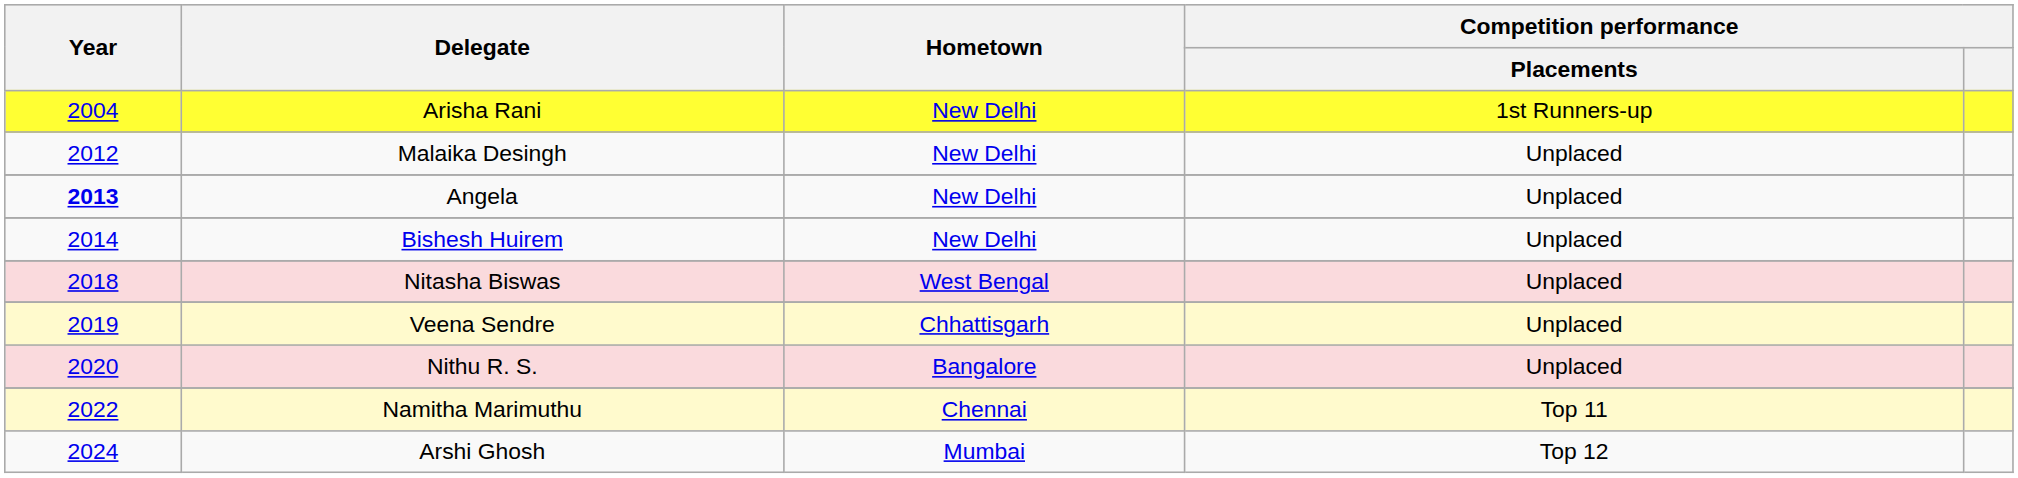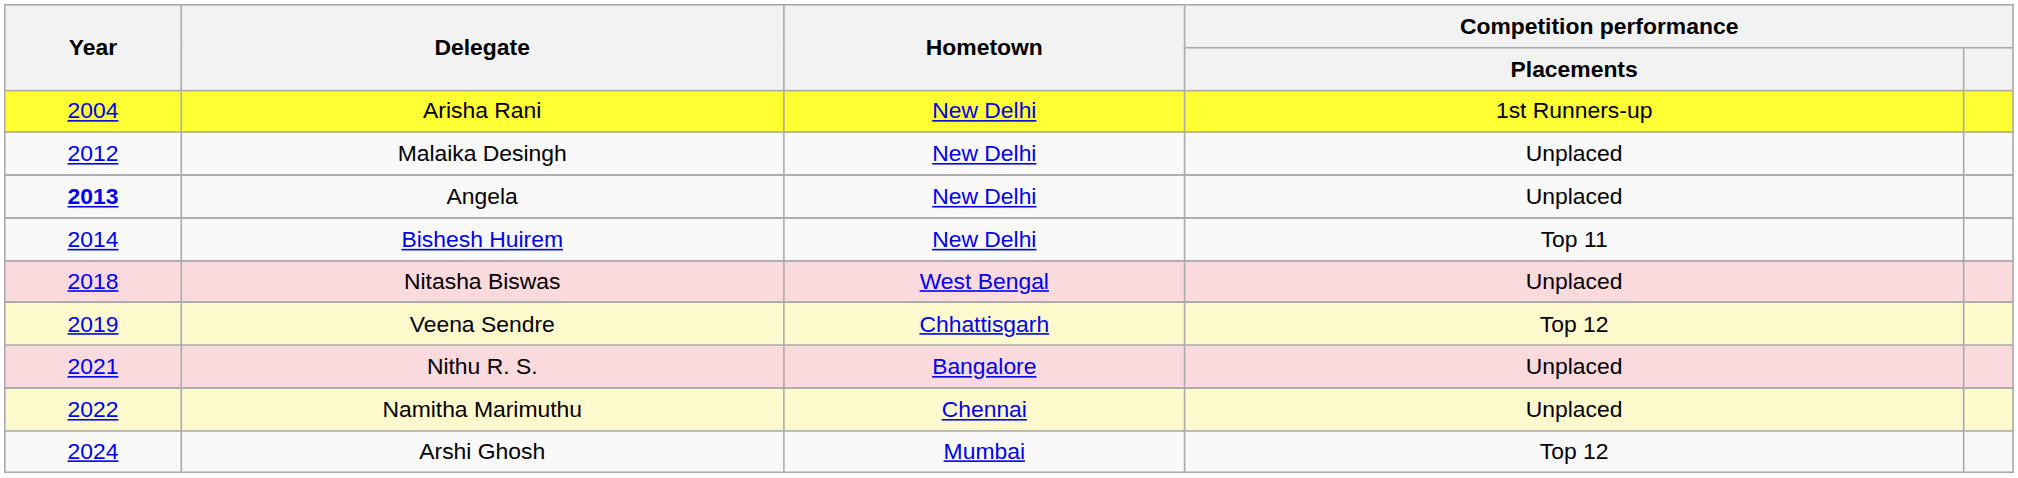(1574, 239) Unplaced -> (1574, 239) Top 11
(1574, 324) Unplaced -> (1574, 324) Top 12
(93, 367) 2020 -> (93, 367) 2021
(1574, 409) Top 11 -> (1574, 409) Unplaced
